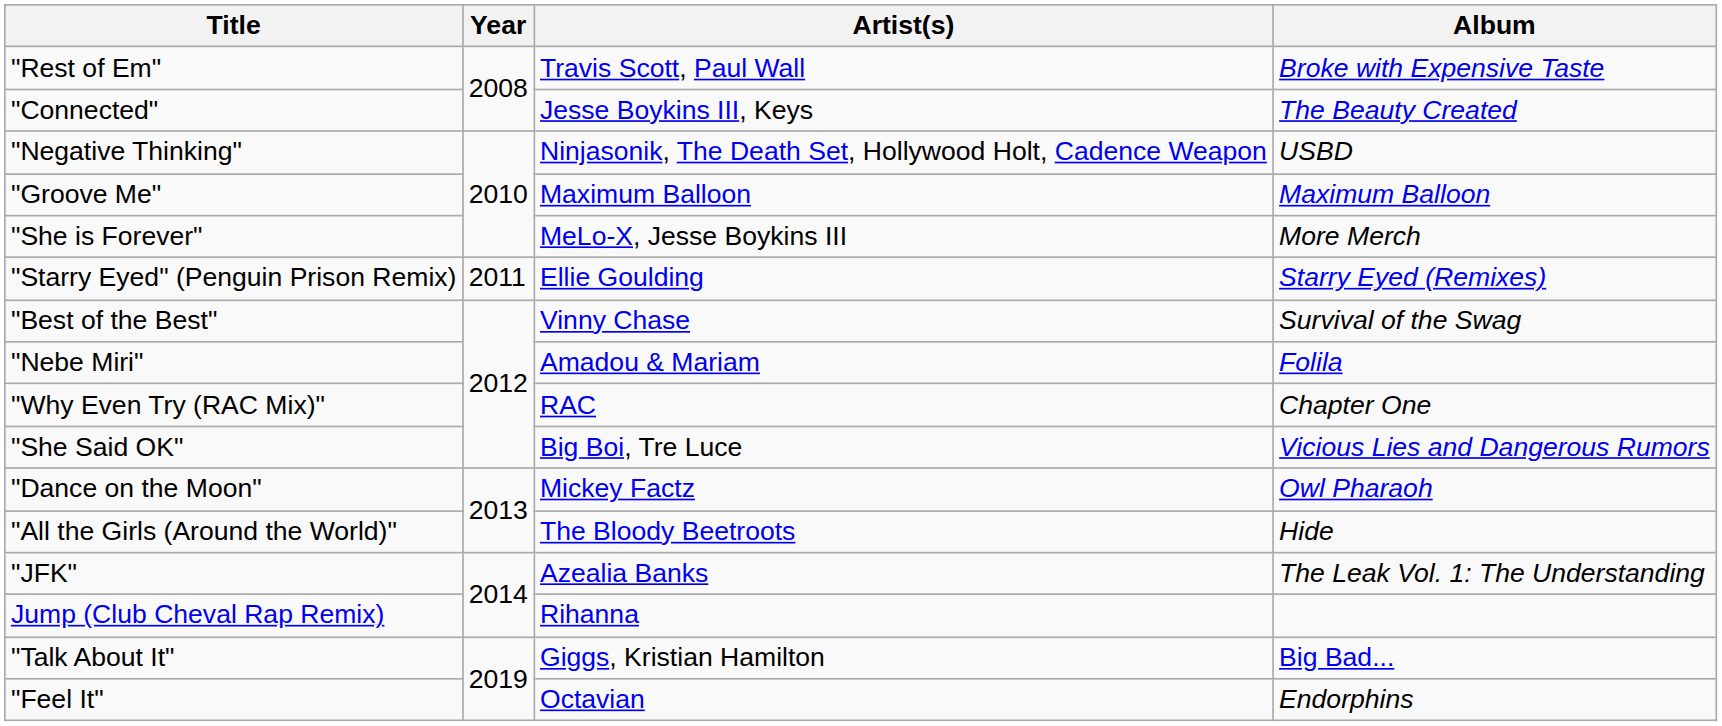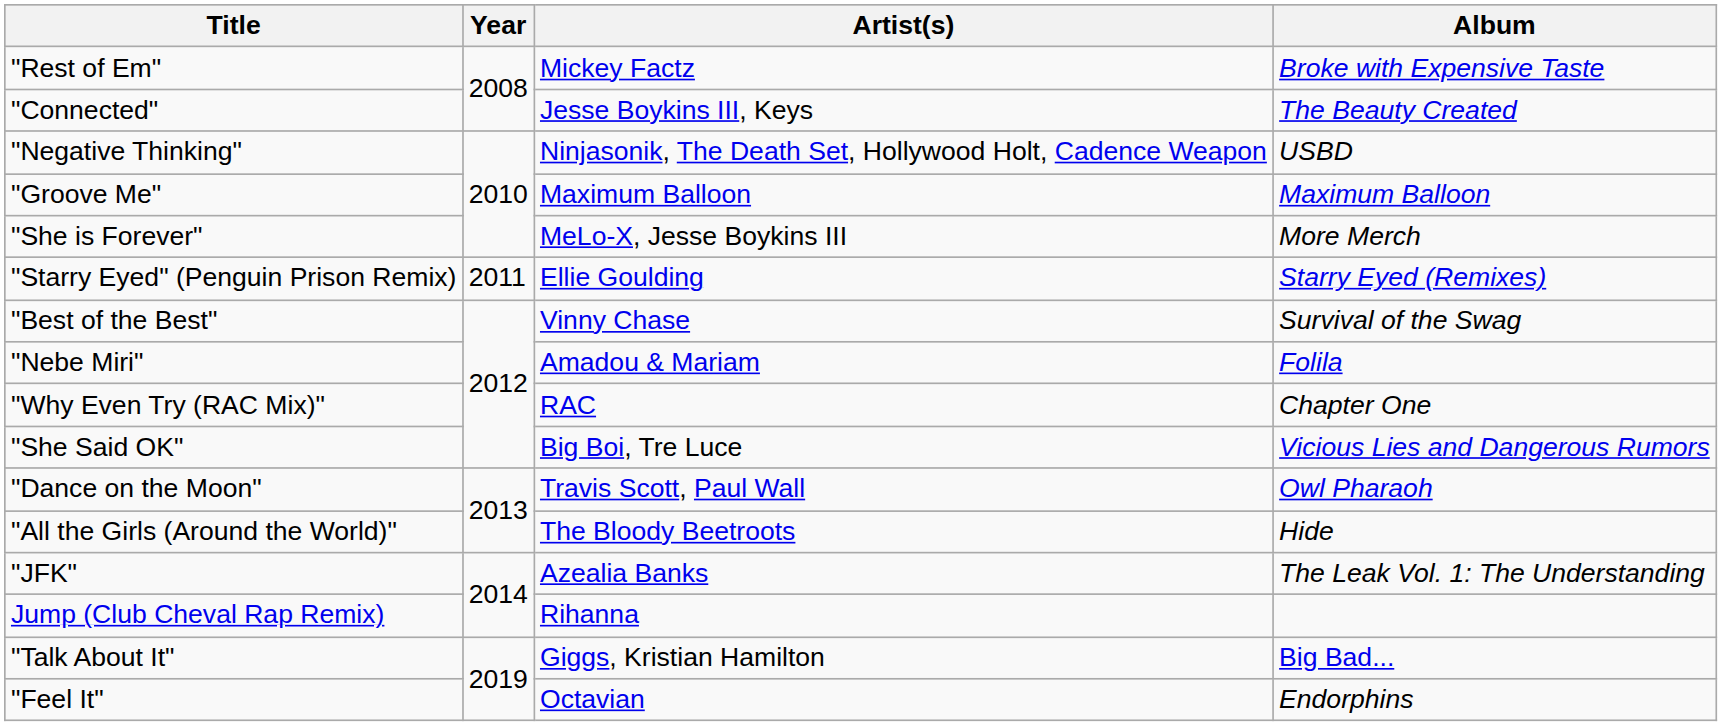(673, 67) Travis Scott, Paul Wall -> (617, 67) Mickey Factz
(617, 488) Mickey Factz -> (673, 488) Travis Scott, Paul Wall
